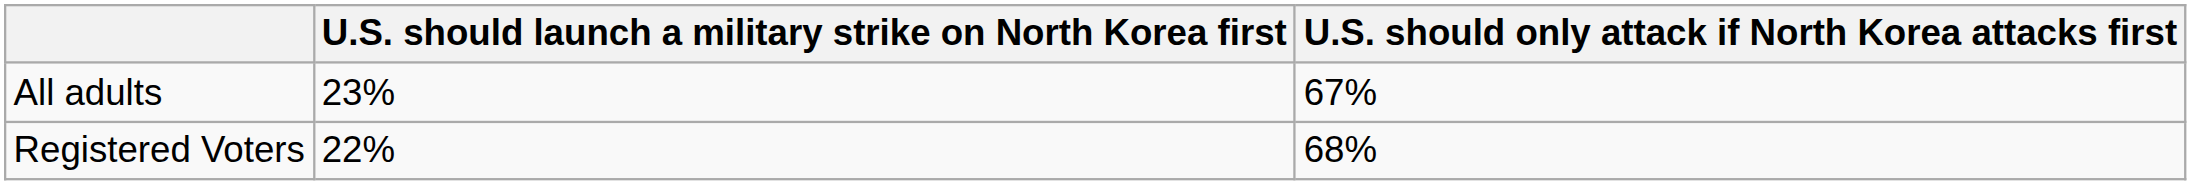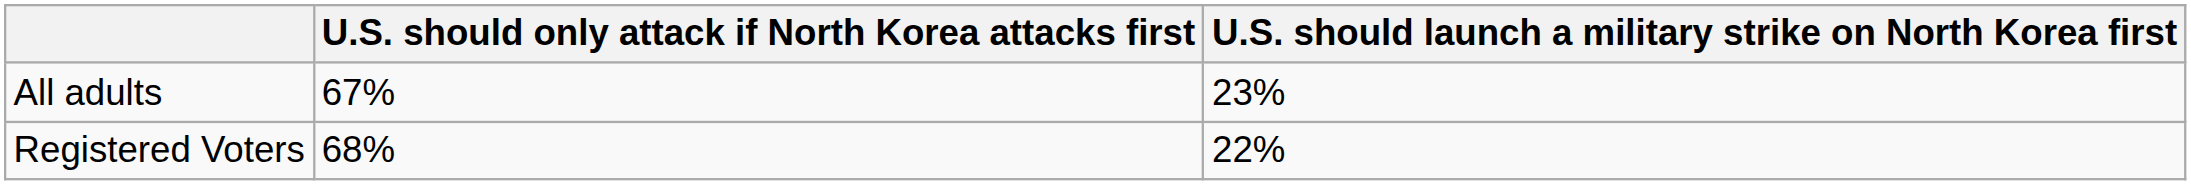columns swapped: (804, 33) <-> (1740, 33)
